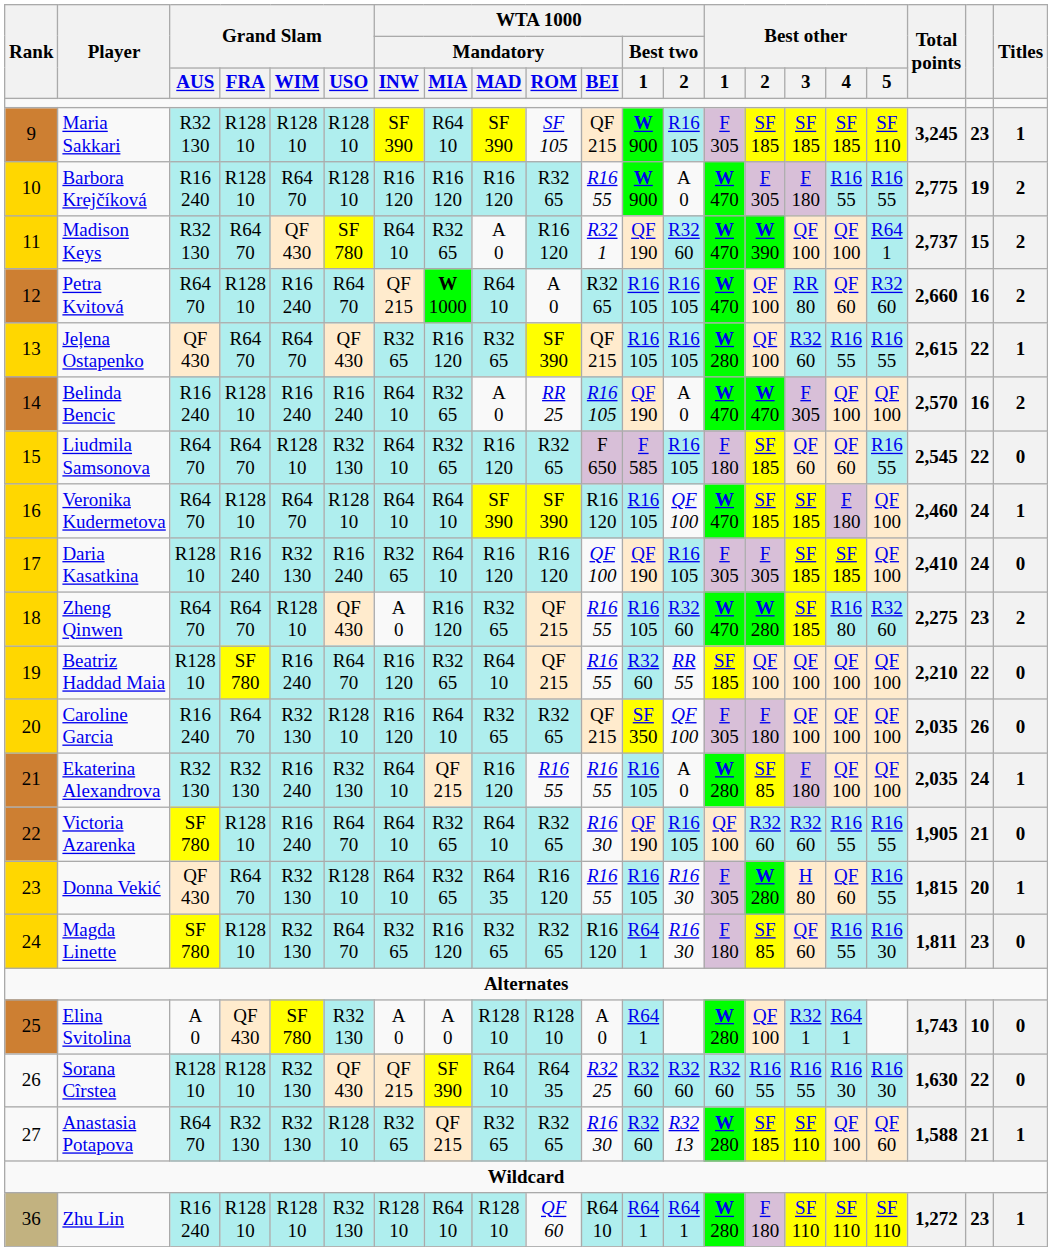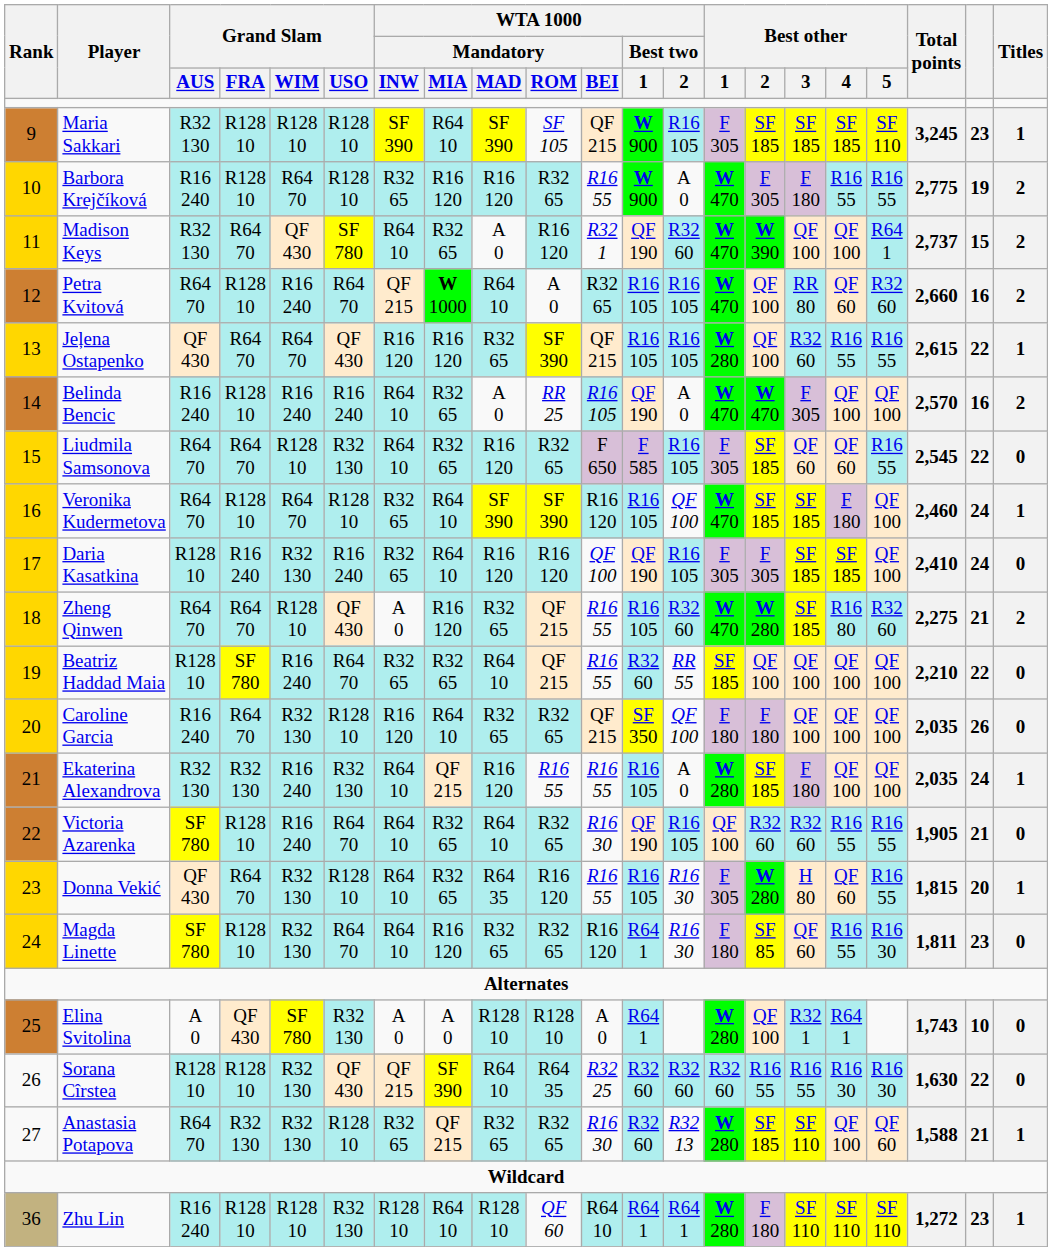(399, 188) R16 120 -> (399, 188) R32 65
(399, 349) R32 65 -> (399, 349) R16 120
(724, 457) F 180 -> (724, 457) F 305
(399, 511) R64 10 -> (399, 511) R32 65
(980, 618) 23 -> (980, 618) 21
(399, 672) R16 120 -> (399, 672) R32 65
(724, 726) F 305 -> (724, 726) F 180
(765, 780) SF 85 -> (765, 780) SF 185
(399, 941) R32 65 -> (399, 941) R64 10
